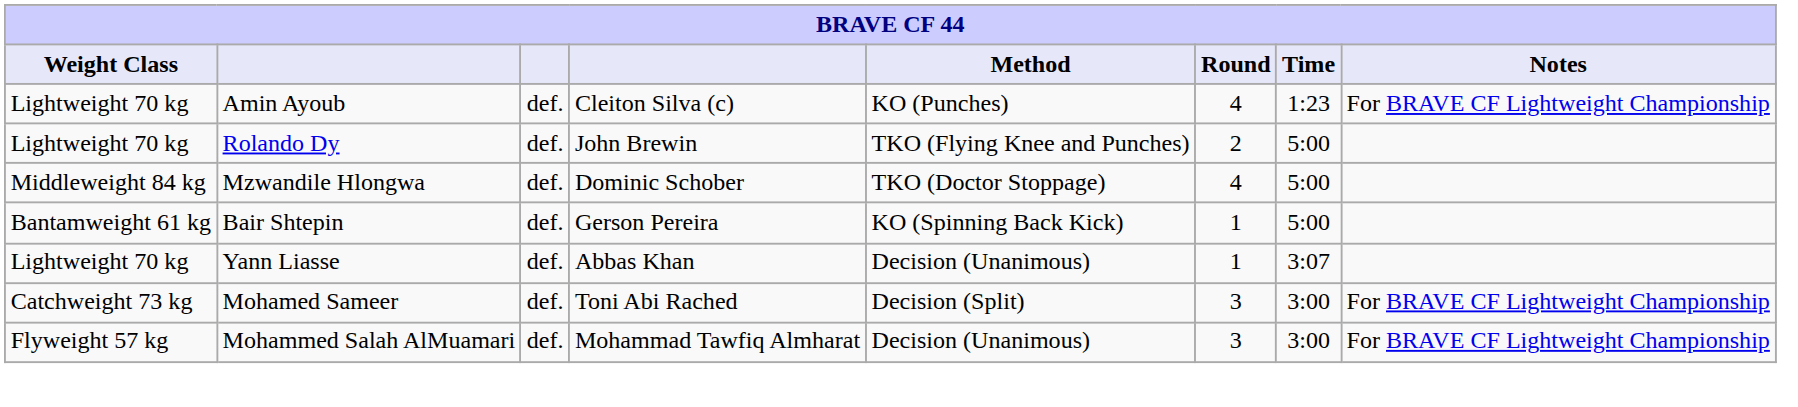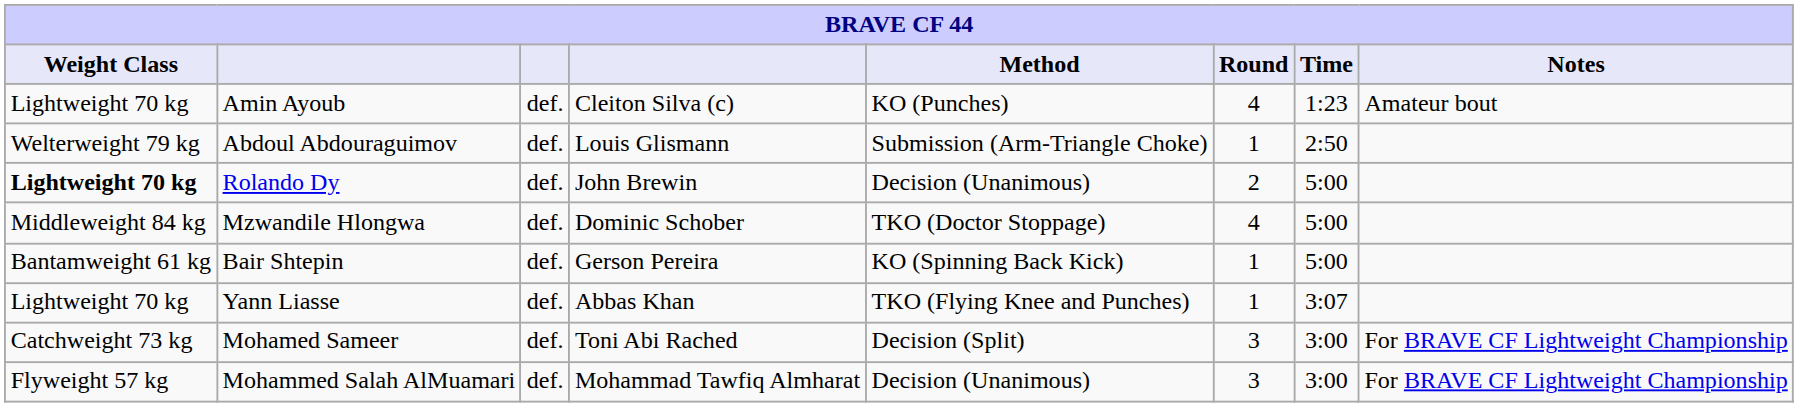(1558, 103) For BRAVE CF Lightweight Championship -> (1431, 103) Amateur bout
+ row: (340, 143)
(100, 143) normal -> (104, 182) bold
(1031, 143) TKO (Flying Knee and Punches) -> (981, 182) Decision (Unanimous)
(981, 262) Decision (Unanimous) -> (1031, 301) TKO (Flying Knee and Punches)
